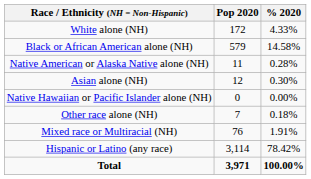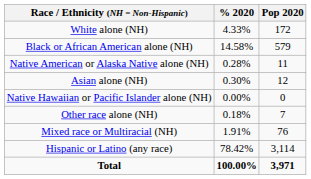columns swapped: (238, 13) <-> (284, 13)
